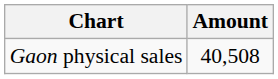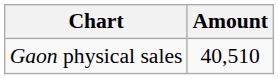(230, 55) 40,508 -> (230, 55) 40,510
